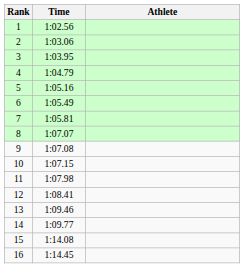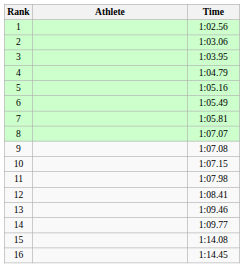columns swapped: (162, 12) <-> (59, 12)
